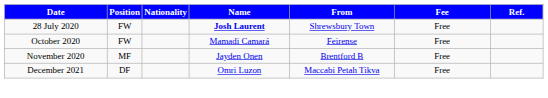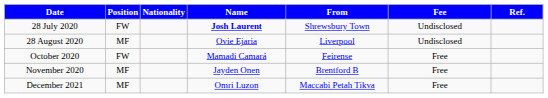(442, 26) Free -> (440, 26) Undisclosed
+ row: (55, 41)
(125, 71) DF -> (123, 85) MF
